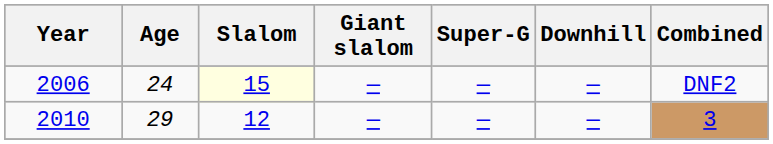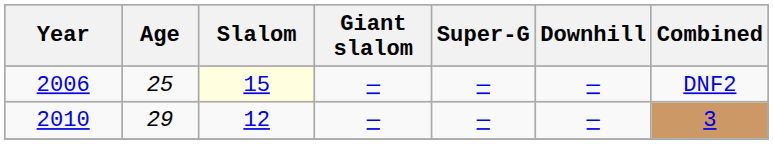(160, 84) 24 -> (160, 84) 25
